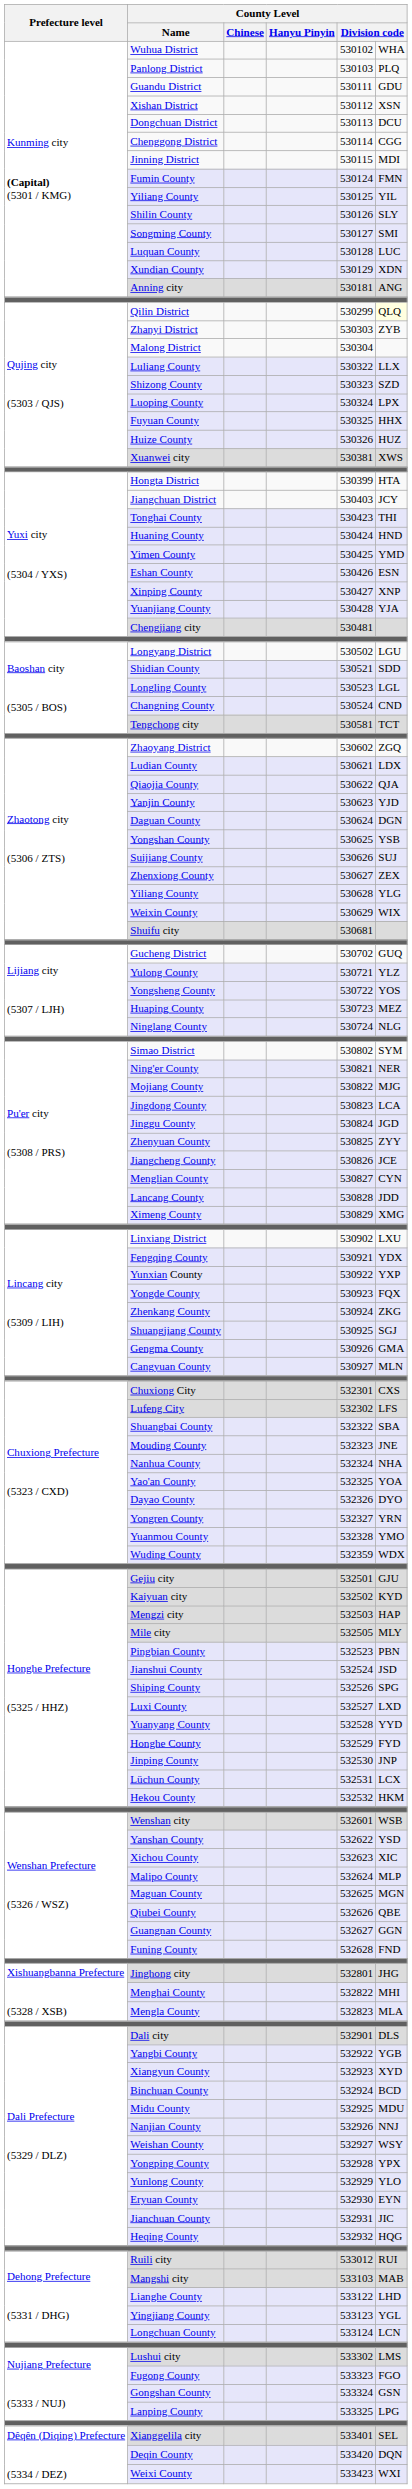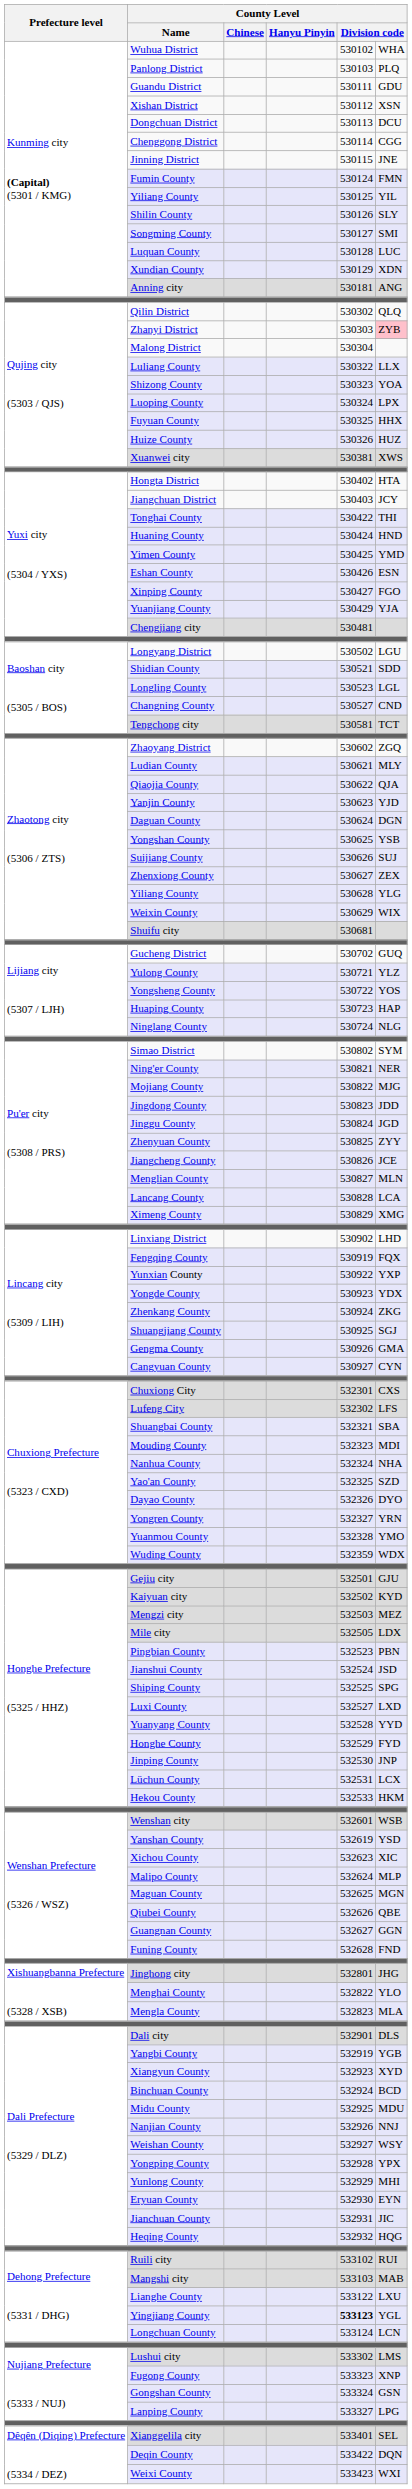(389, 160) MDI -> (388, 160) JNE
(356, 311) 530299 -> (356, 311) 530302
(390, 311) lightyellow background -> (390, 311) no background
(389, 330) no background -> (389, 330) pink background
(389, 384) SZD -> (390, 384) YOA
(356, 481) 530399 -> (356, 481) 530402
(356, 518) 530423 -> (356, 518) 530422
(389, 591) XNP -> (389, 591) FGO
(356, 609) 530428 -> (356, 609) 530429
(356, 706) 530524 -> (356, 706) 530527
(390, 766) LDX -> (390, 766) MLY
(390, 1009) MEZ -> (389, 1009) HAP
(389, 1105) LCA -> (388, 1105) JDD
(390, 1179) CYN -> (391, 1179) MLN
(388, 1197) JDD -> (389, 1197) LCA
(390, 1239) LXU -> (390, 1239) LHD
(356, 1257) 530921 -> (356, 1257) 530919
(390, 1257) YDX -> (389, 1257) FQX
(389, 1293) FQX -> (390, 1293) YDX
(391, 1367) MLN -> (390, 1367) CYN
(356, 1427) 532322 -> (356, 1427) 532321
(388, 1445) JNE -> (389, 1445) MDI
(390, 1482) YOA -> (389, 1482) SZD
(389, 1615) HAP -> (390, 1615) MEZ
(390, 1633) MLY -> (390, 1633) LDX
(356, 1688) 532526 -> (356, 1688) 532525
(356, 1798) 532532 -> (356, 1798) 532533
(356, 1839) 532622 -> (356, 1839) 532619
(389, 1992) MHI -> (390, 1992) YLO
(356, 2054) 532922 -> (356, 2054) 532919
(390, 2182) YLO -> (389, 2182) MHI
(356, 2260) 533012 -> (356, 2260) 533102
(390, 2297) LHD -> (390, 2297) LXU
(356, 2315) normal -> (356, 2315) bold
(389, 2375) FGO -> (389, 2375) XNP
(356, 2412) 533325 -> (356, 2412) 533327
(356, 2455) 533420 -> (356, 2455) 533422
